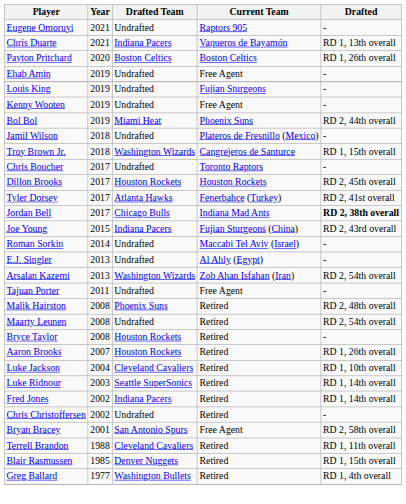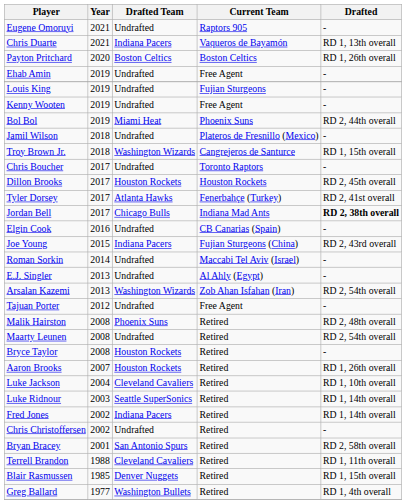+ row: (29, 228)
(100, 290) 2011 -> (100, 306) 2012
(221, 430) Free Agent -> (214, 445) Retired
